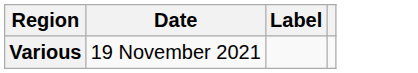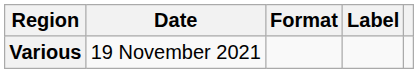+ column: (304, 20)
